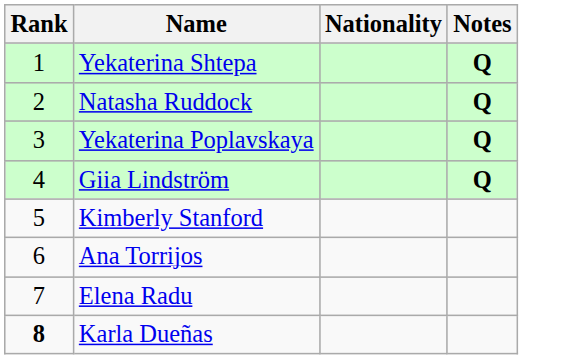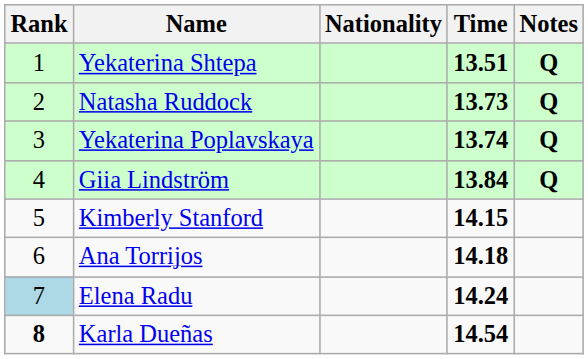+ column: (481, 23)
(39, 295) no background -> (39, 295) lightblue background
